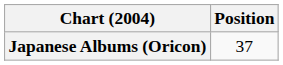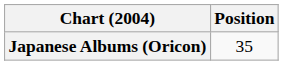(244, 45) 37 -> (244, 45) 35
